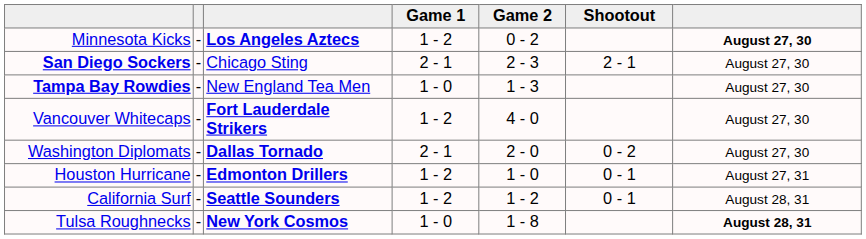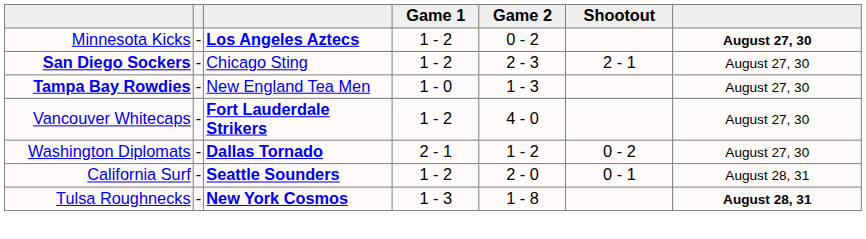(436, 63) 2 - 1 -> (436, 63) 1 - 2
(522, 151) 2 - 0 -> (522, 151) 1 - 2
- row: (123, 175)
(522, 198) 1 - 2 -> (522, 175) 2 - 0
(436, 222) 1 - 0 -> (436, 198) 1 - 3
